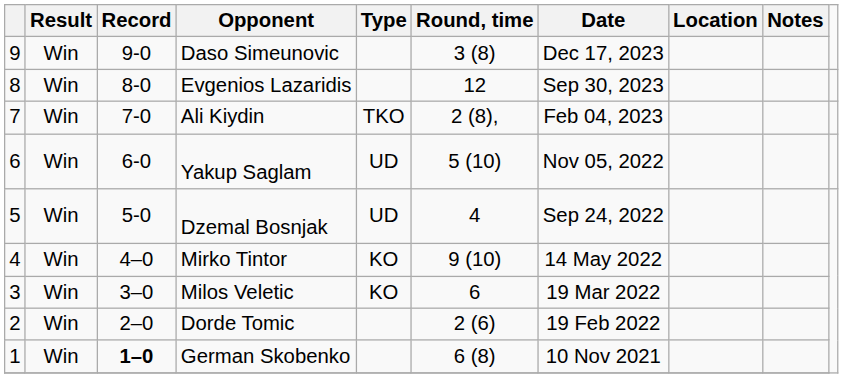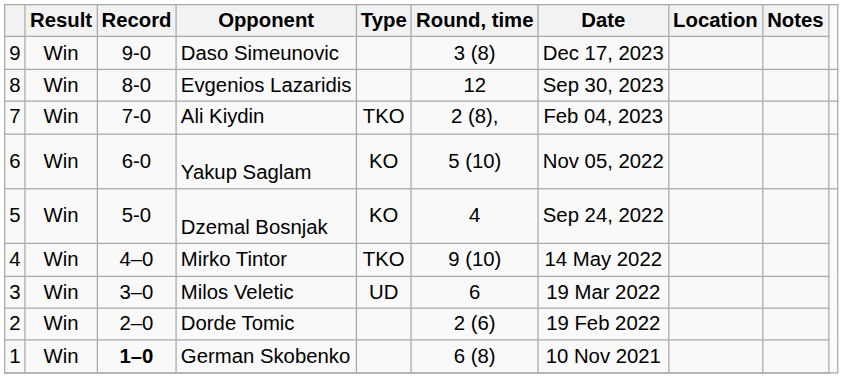(384, 160) UD -> (384, 160) KO
(384, 216) UD -> (384, 216) KO
(384, 259) KO -> (384, 259) TKO
(384, 291) KO -> (384, 291) UD
